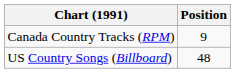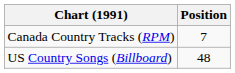(204, 36) 9 -> (204, 36) 7
